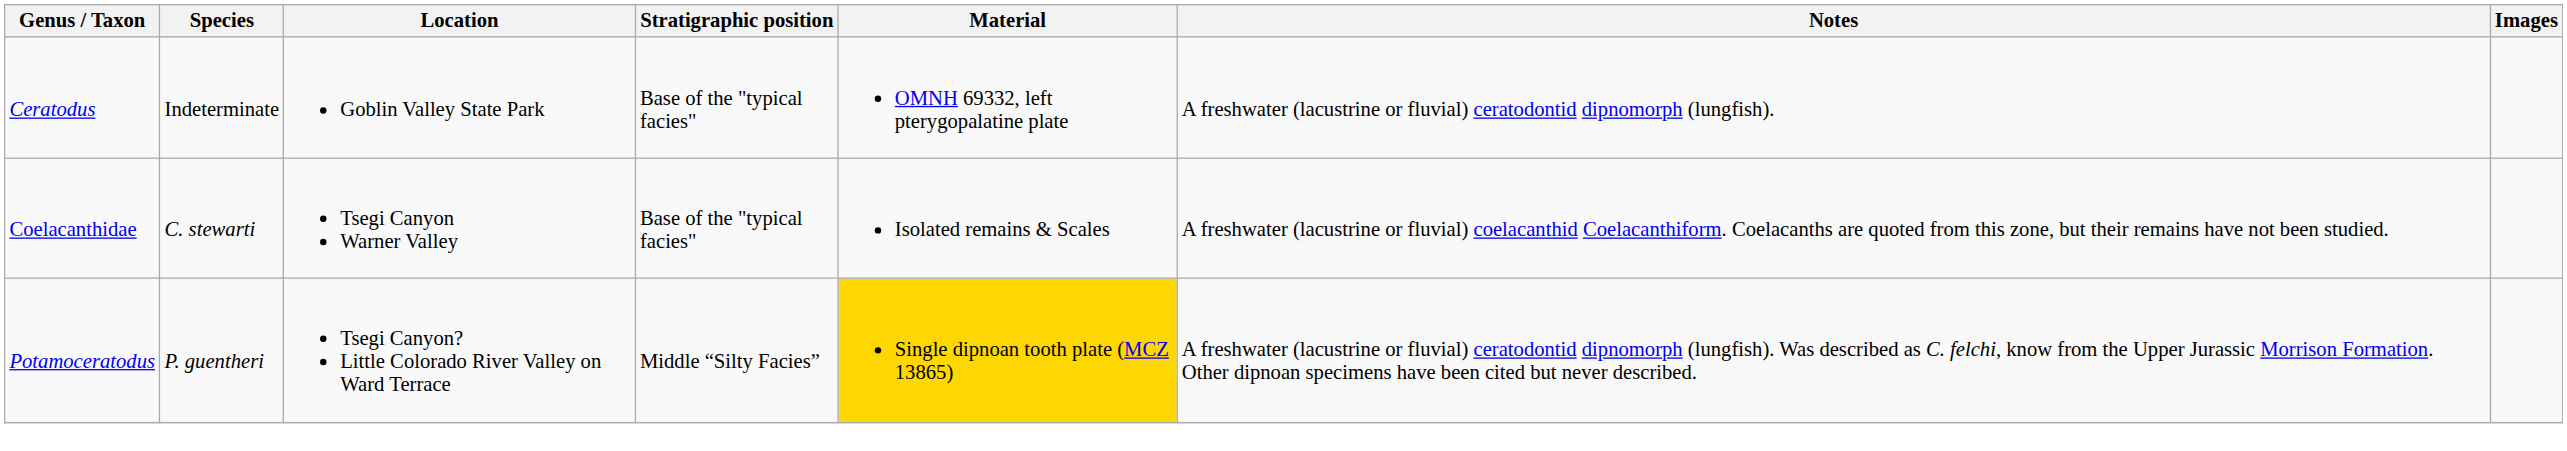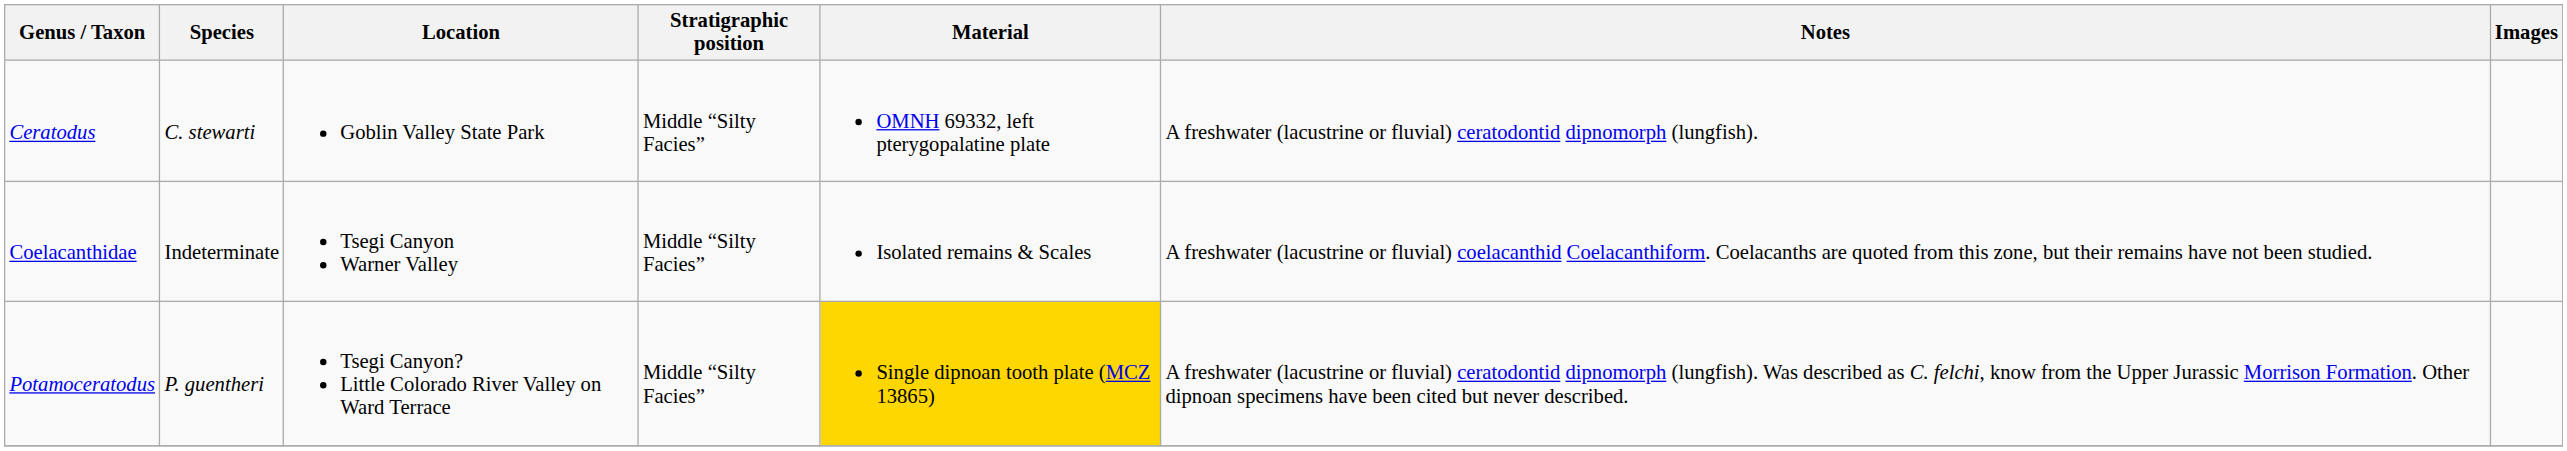(222, 109) Indeterminate -> (210, 132) C. stewarti
(721, 109) Base of the "typical facies" -> (699, 132) Middle “Silty Facies”
(210, 229) C. stewarti -> (222, 252) Indeterminate
(721, 229) Base of the "typical facies" -> (699, 252) Middle “Silty Facies”
